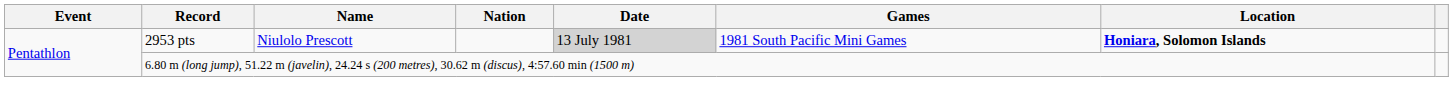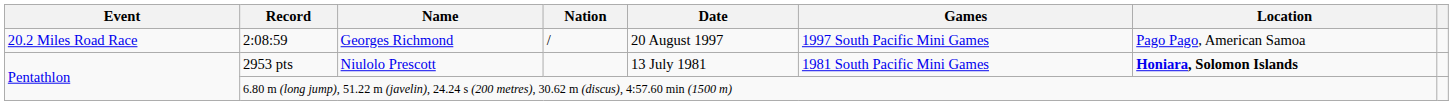+ row: (265, 40)
(594, 40) lightgrey background -> (669, 64) no background
